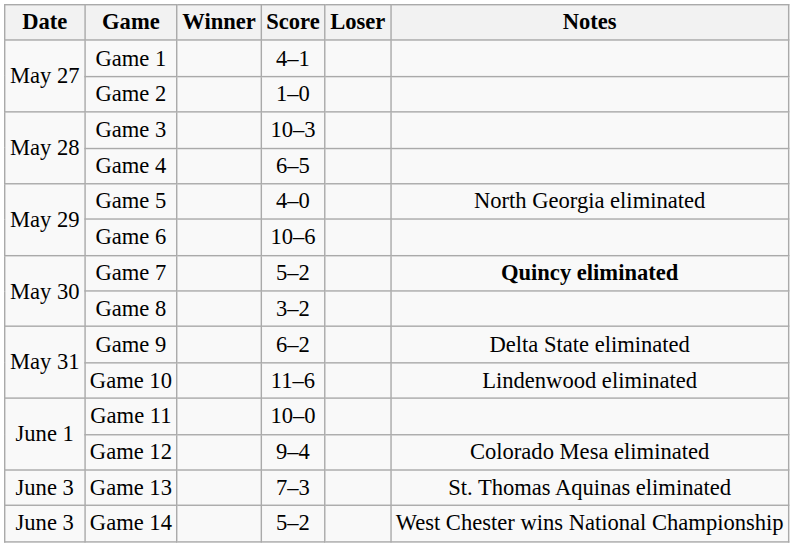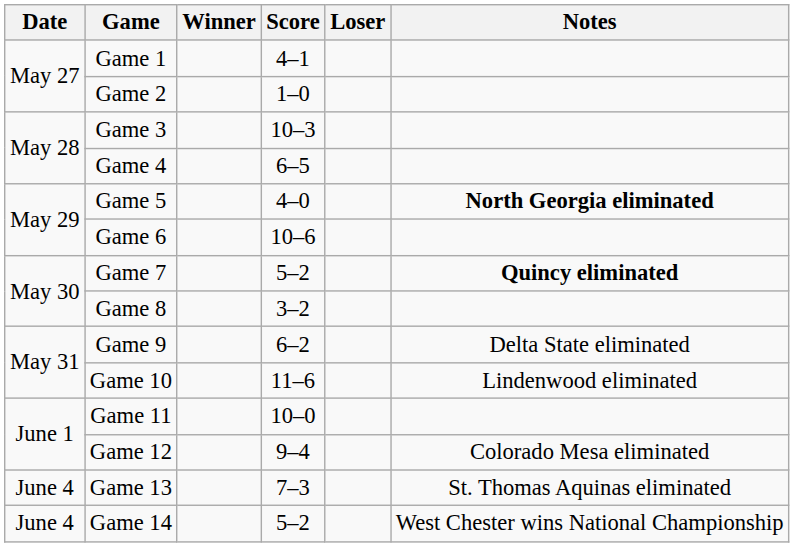(590, 201) normal -> (590, 201) bold
(45, 487) June 3 -> (45, 487) June 4
(45, 523) June 3 -> (45, 523) June 4
